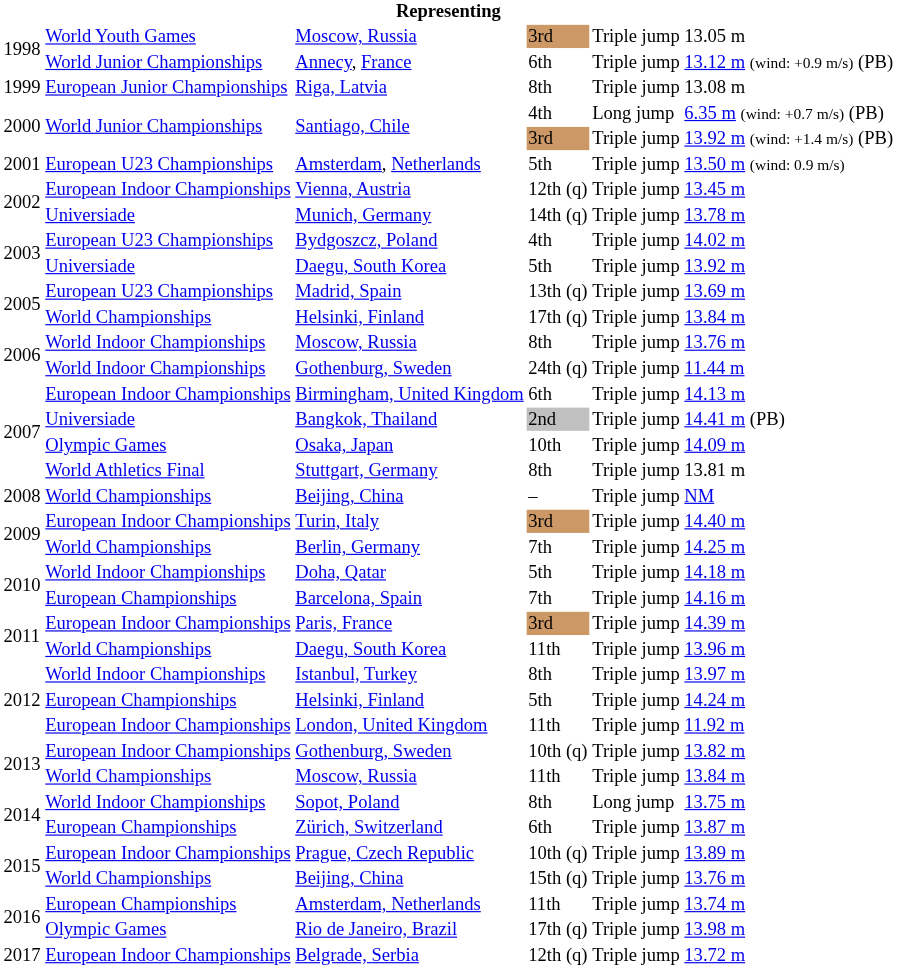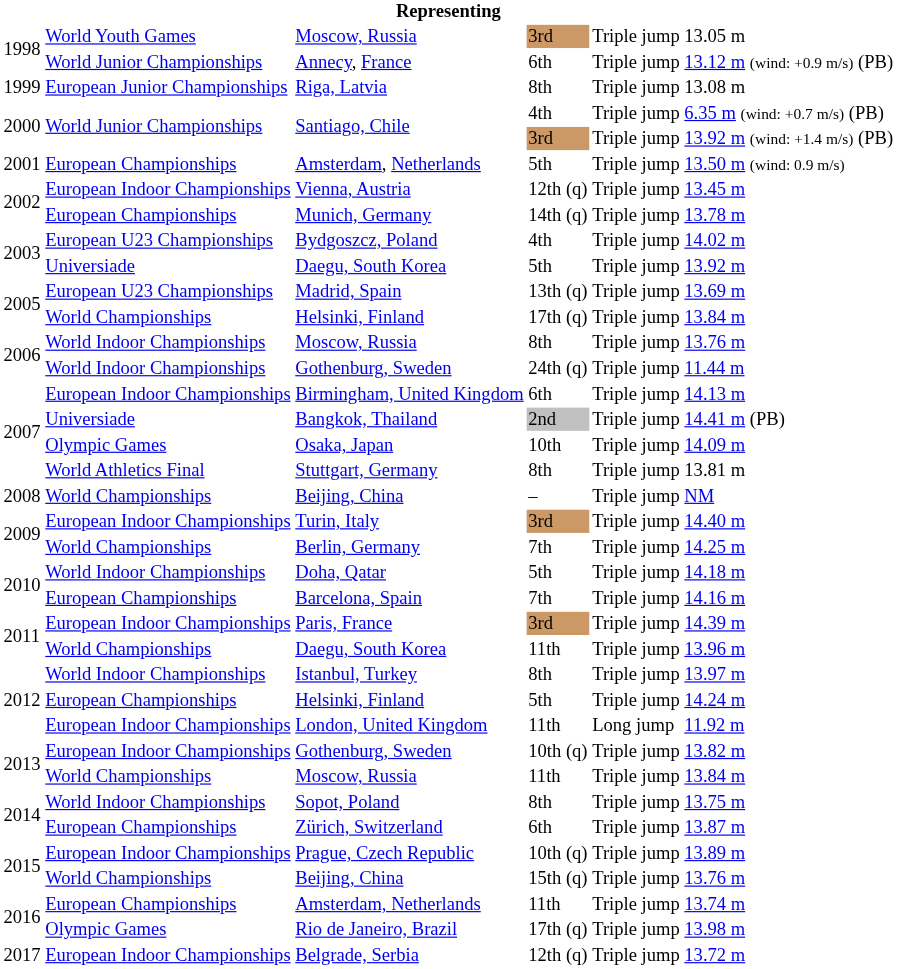(633, 112) Long jump -> (636, 112) Triple jump
(159, 163) European U23 Championships -> (141, 163) European Championships
(90, 214) Universiade -> (141, 214) European Championships
(636, 725) Triple jump -> (633, 725) Long jump
(633, 801) Long jump -> (636, 801) Triple jump
